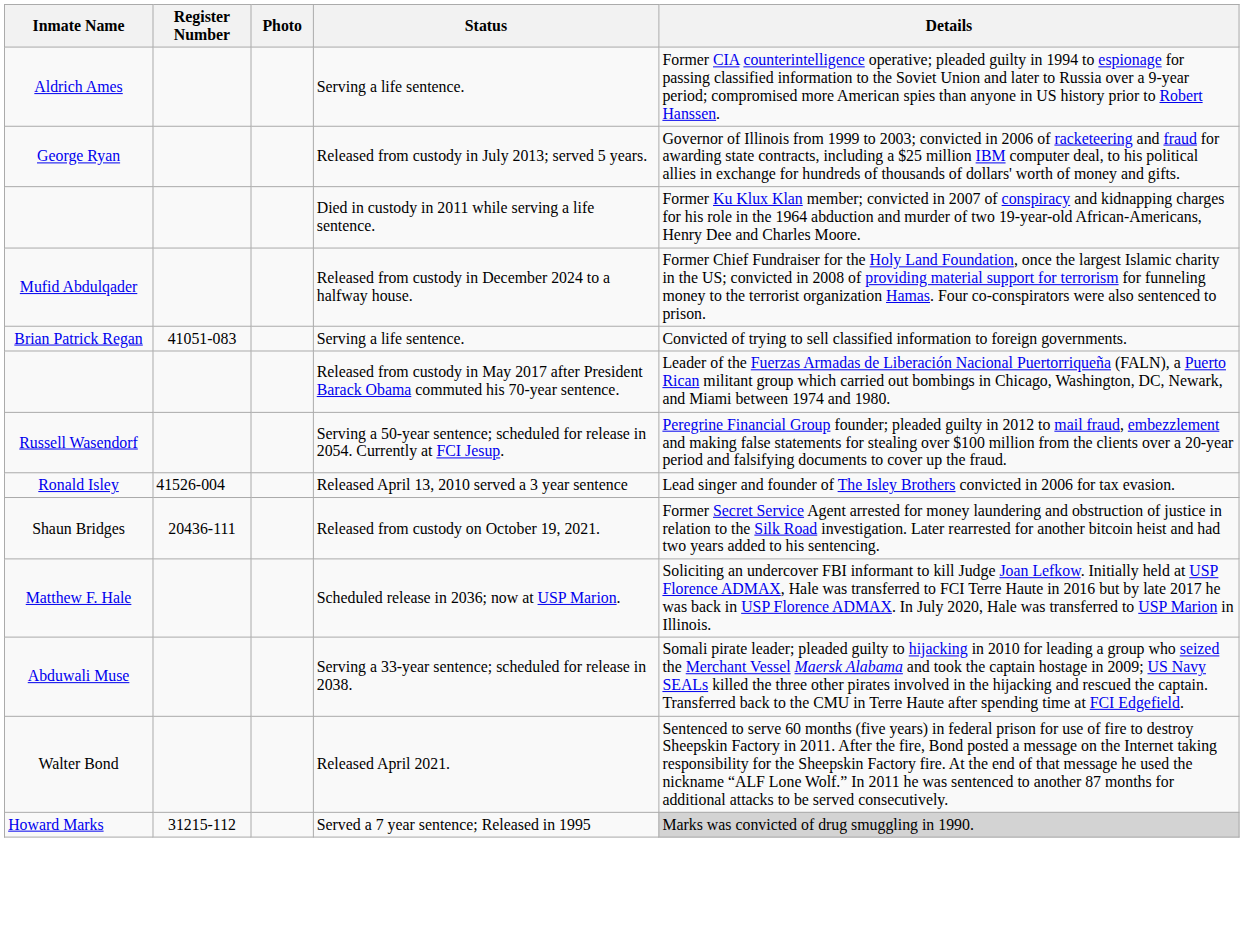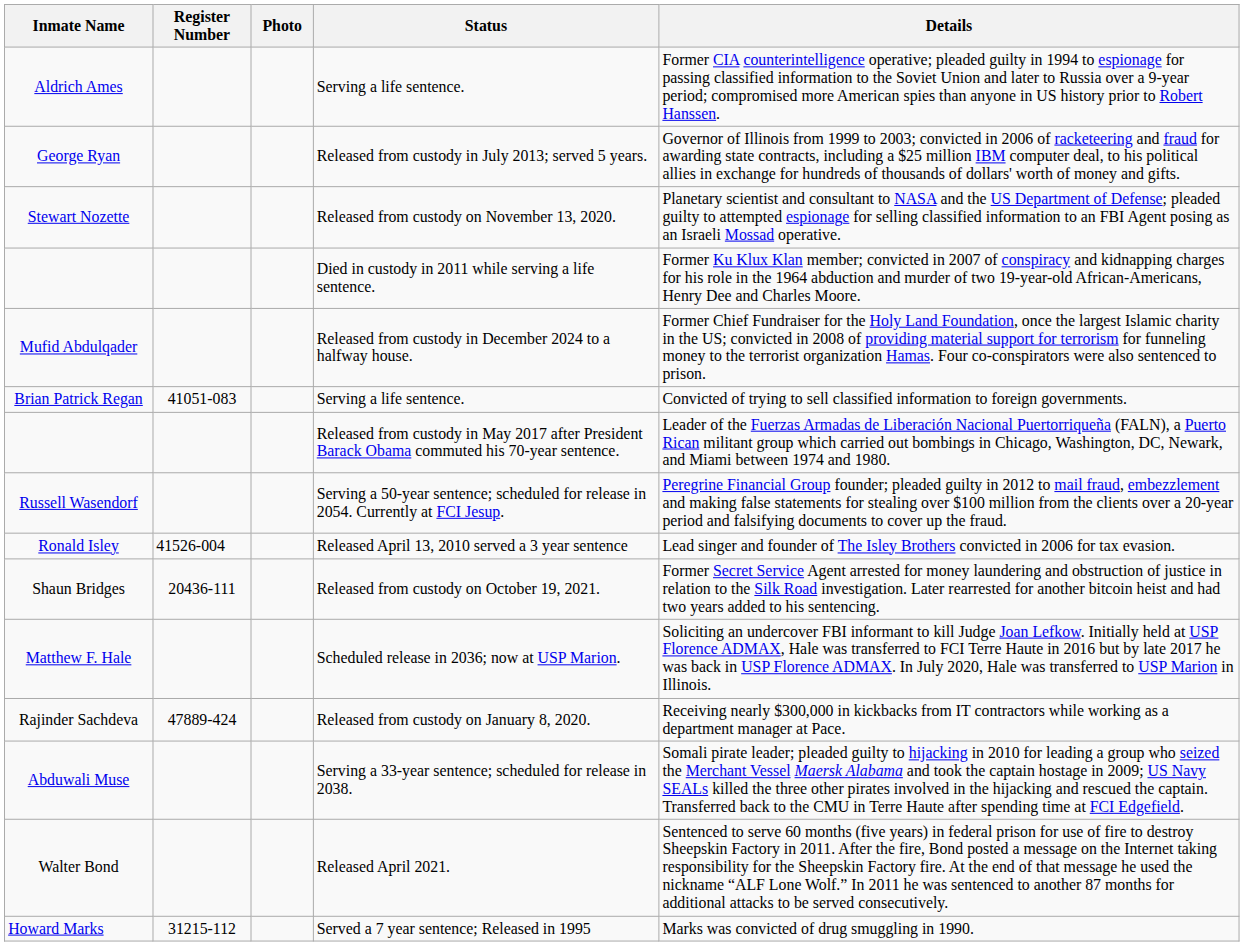+ row: (79, 217)
+ row: (79, 719)
(818, 824) lightgrey background -> (818, 928) no background
